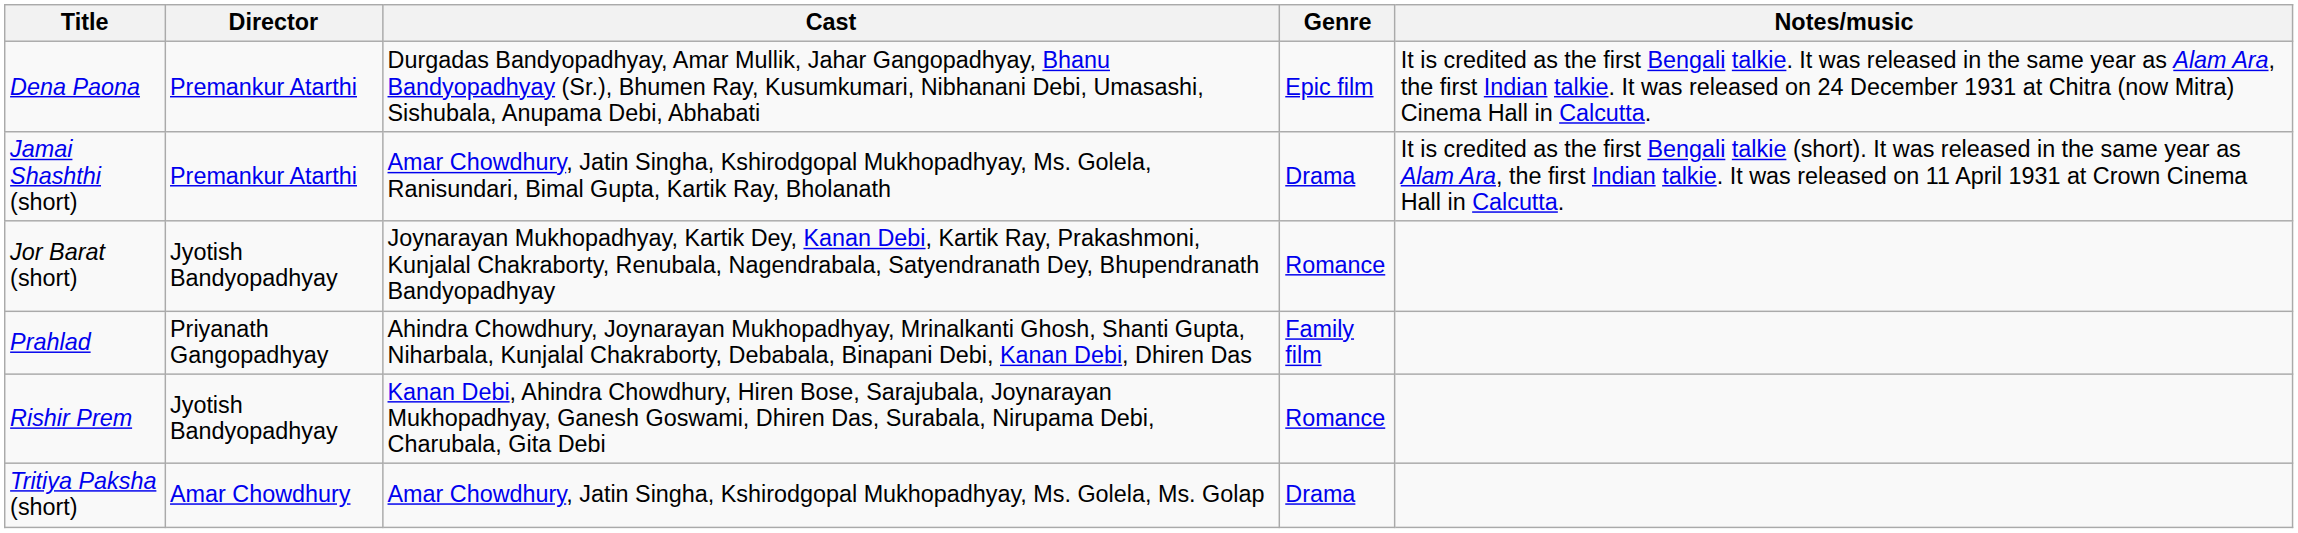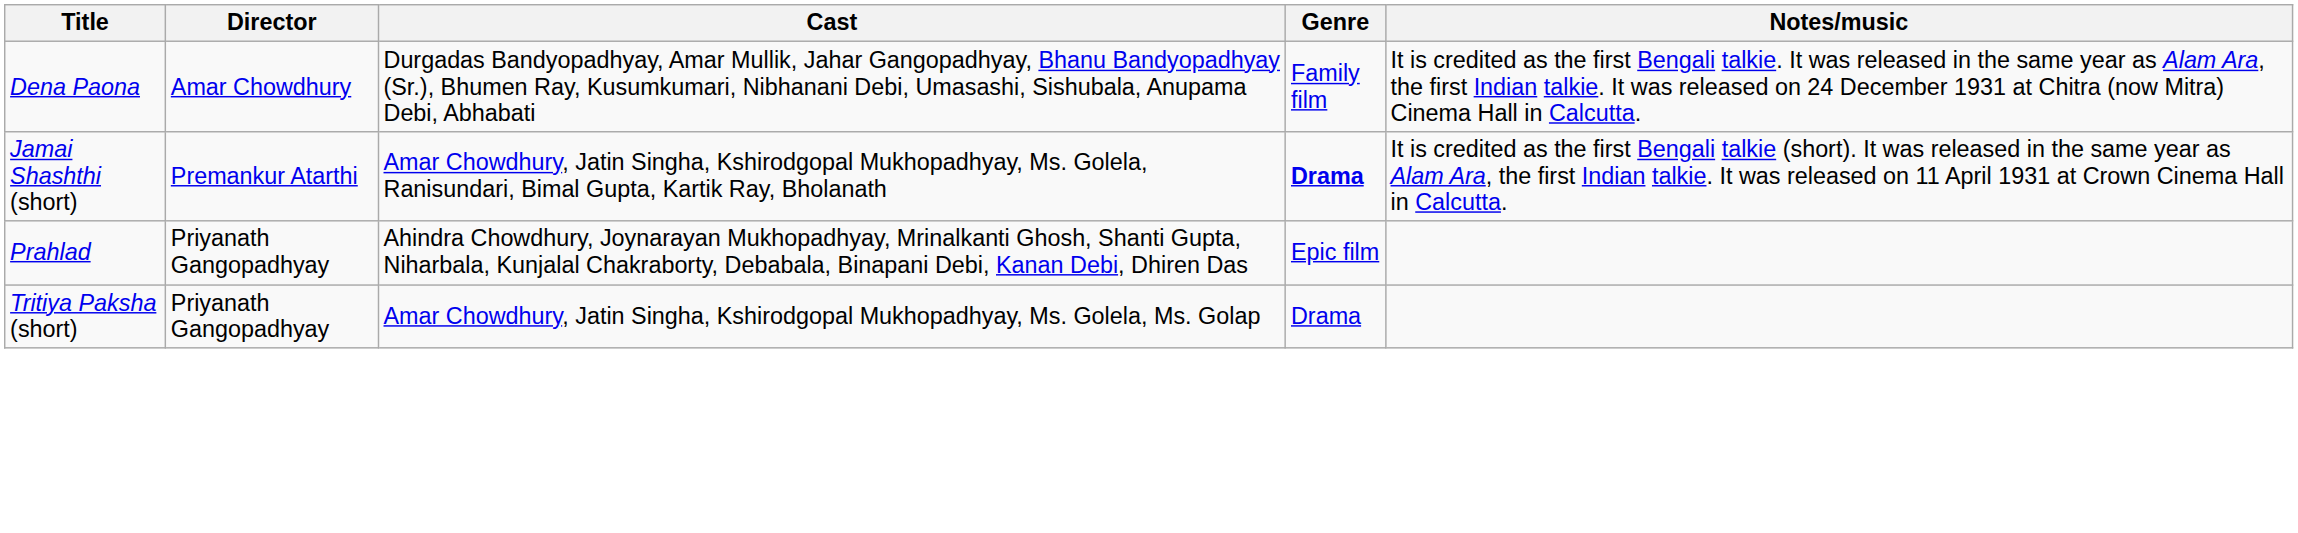(264, 86) Premankur Atarthi -> (261, 86) Amar Chowdhury
(1329, 86) Epic film -> (1325, 86) Family film
(1320, 175) normal -> (1327, 175) bold
- row: (58, 265)
(1320, 342) Family film -> (1335, 252) Epic film
- row: (71, 418)
(260, 494) Amar Chowdhury -> (250, 315) Priyanath Gangopadhyay
